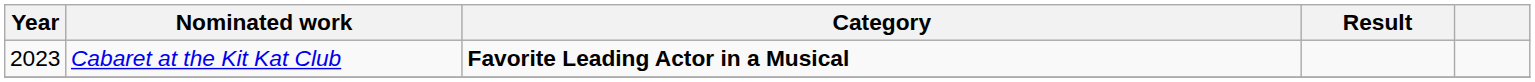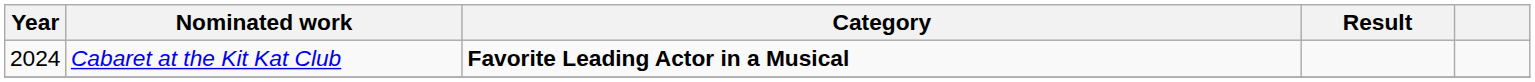(35, 58) 2023 -> (35, 58) 2024
